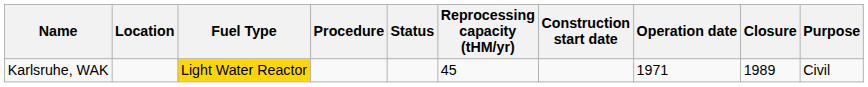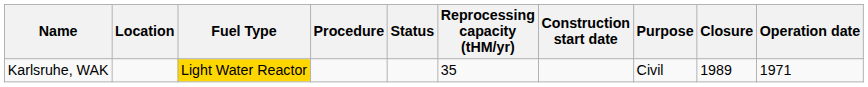columns swapped: (687, 31) <-> (832, 31)
(449, 70) 45 -> (449, 70) 35
